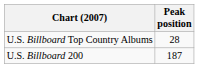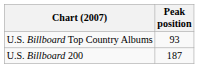(174, 39) 28 -> (174, 39) 93
